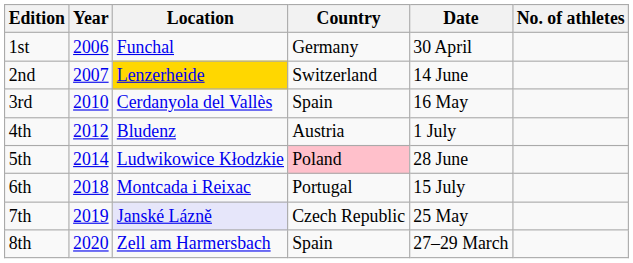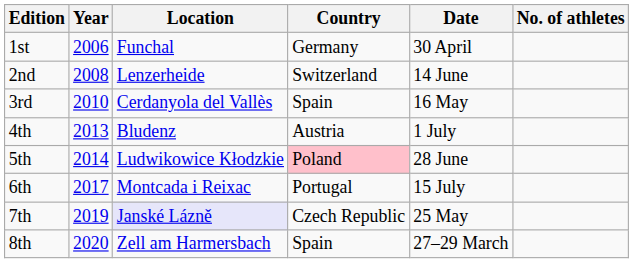(91, 74) 2007 -> (91, 74) 2008
(161, 74) gold background -> (161, 74) no background
(91, 131) 2012 -> (91, 131) 2013
(91, 187) 2018 -> (91, 187) 2017
